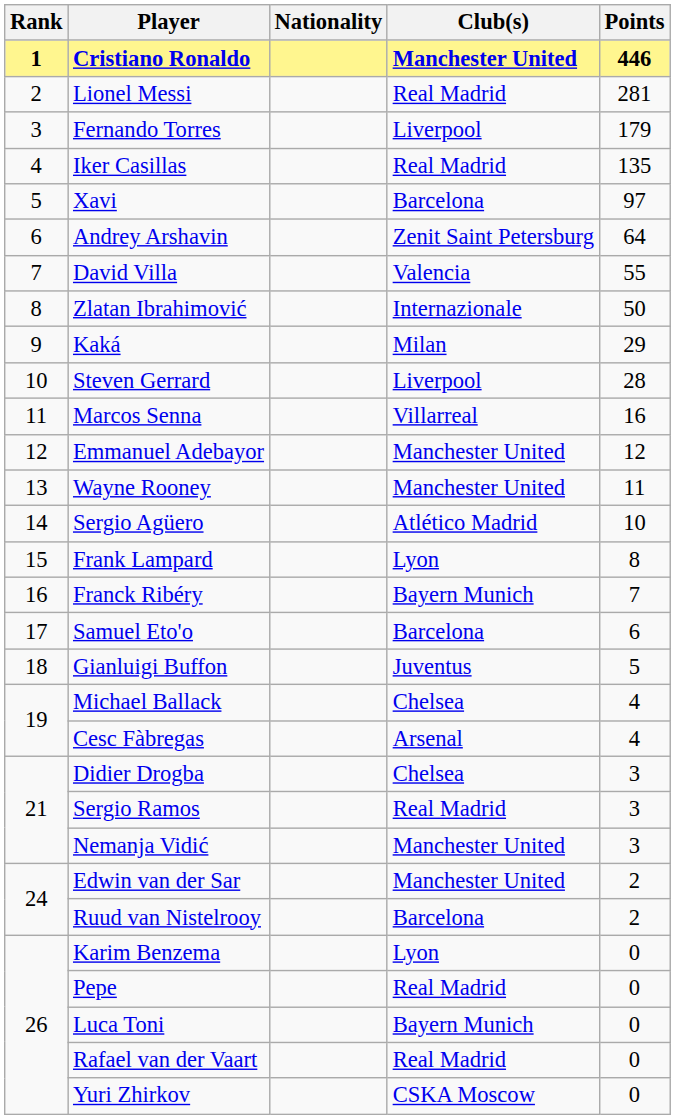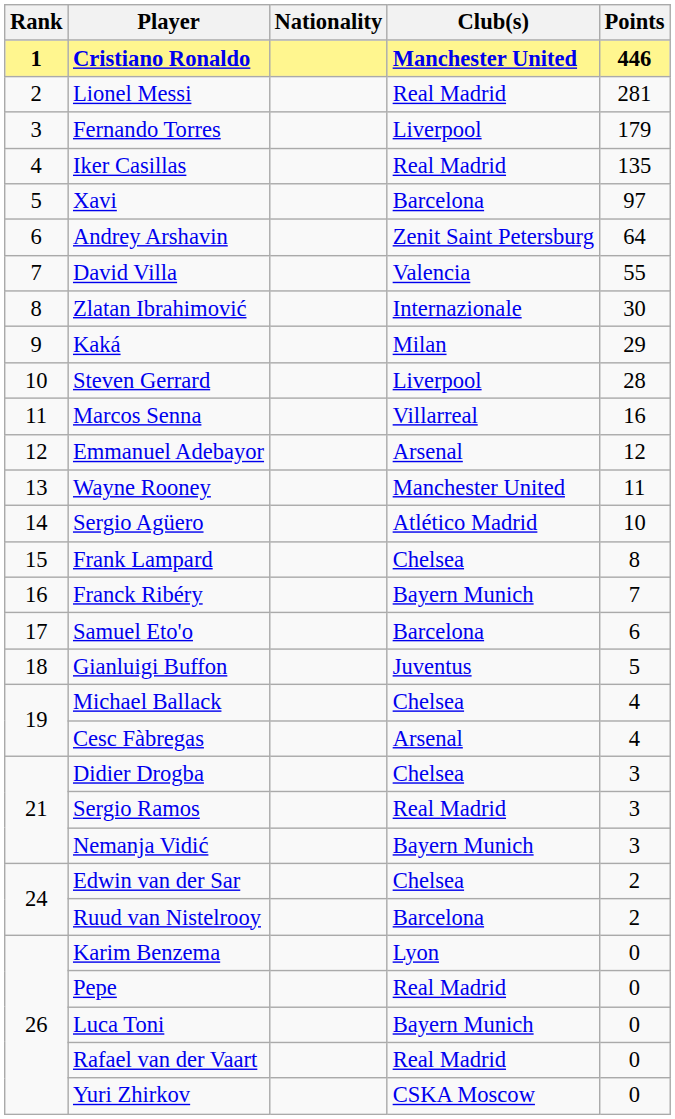(634, 308) 50 -> (634, 308) 30
(479, 451) Manchester United -> (428, 451) Arsenal
(416, 559) Lyon -> (428, 559) Chelsea
(479, 845) Manchester United -> (463, 845) Bayern Munich
(479, 881) Manchester United -> (428, 881) Chelsea
